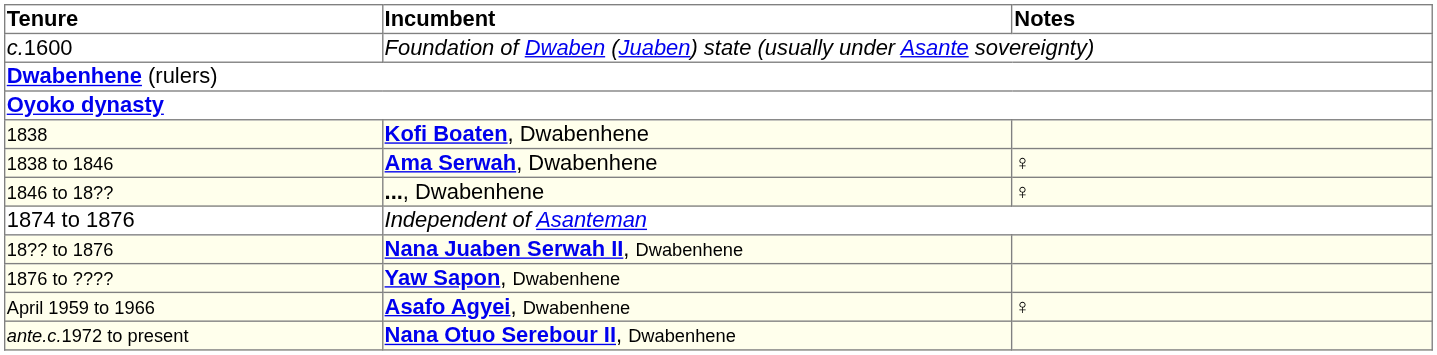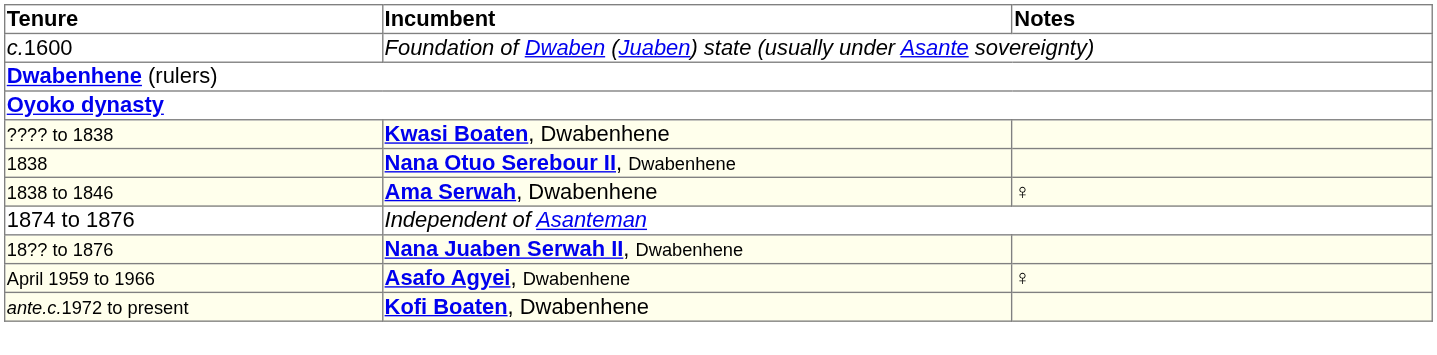+ row: (60, 135)
(517, 133) Kofi Boaten, Dwabenhene -> (560, 162) Nana Otuo Serebour II, Dwabenhene
- row: (60, 192)
- row: (60, 279)
(560, 335) Nana Otuo Serebour II, Dwabenhene -> (517, 306) Kofi Boaten, Dwabenhene
